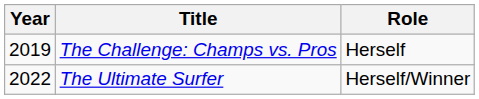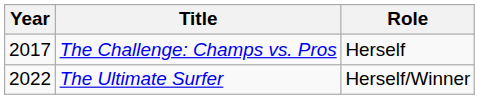(30, 49) 2019 -> (30, 49) 2017
